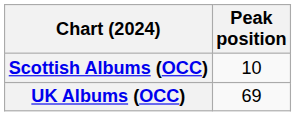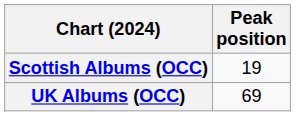(251, 67) 10 -> (251, 67) 19
